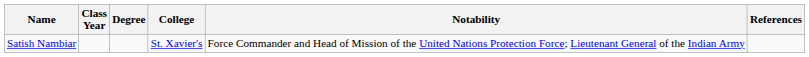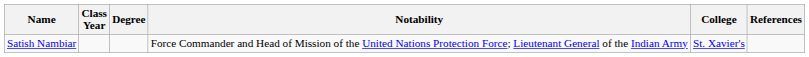columns swapped: (177, 19) <-> (476, 19)
